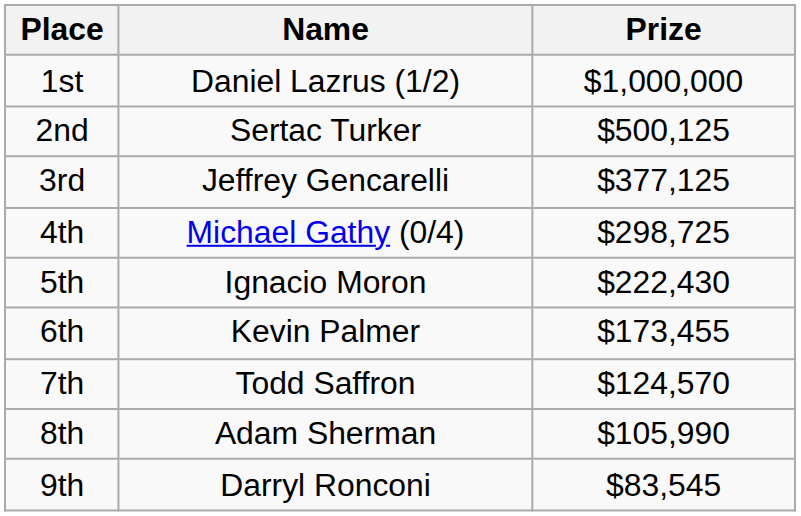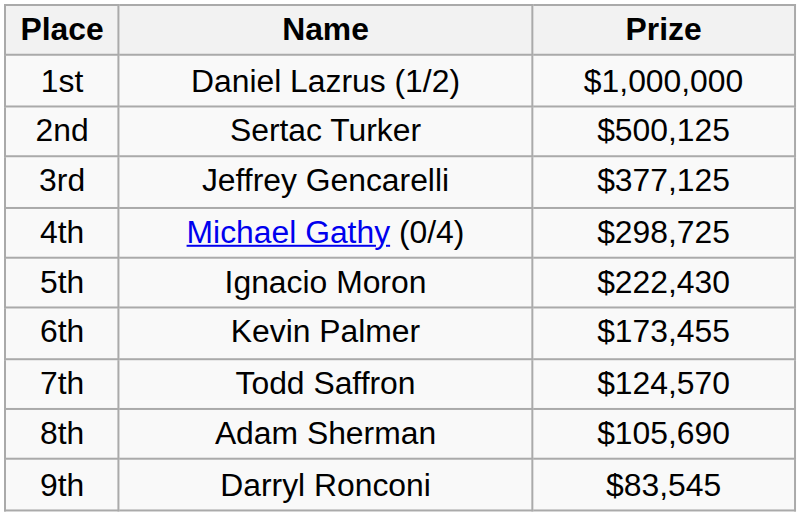(664, 433) $105,990 -> (664, 433) $105,690
